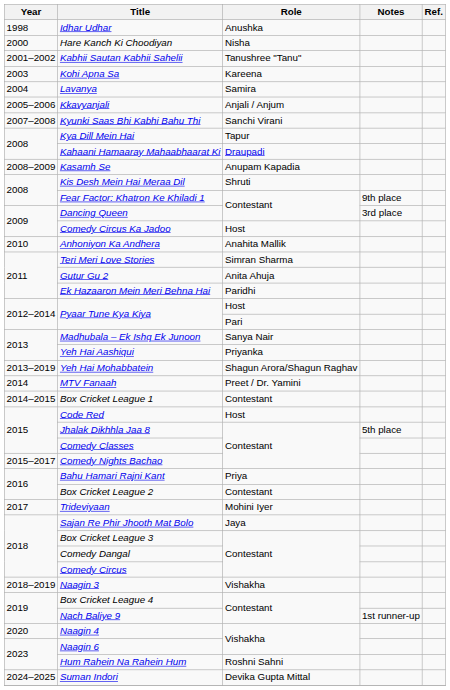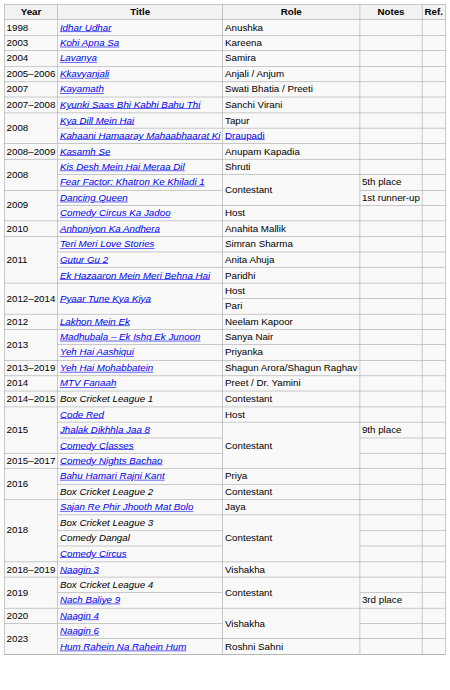- row: (116, 43)
- row: (121, 58)
+ row: (82, 89)
(382, 197) 9th place -> (382, 182) 5th place
(382, 213) 3rd place -> (391, 197) 1st runner-up
+ row: (95, 321)
(382, 430) 5th place -> (382, 430) 9th place
- row: (85, 507)
(391, 615) 1st runner-up -> (382, 600) 3rd place
- row: (89, 677)
